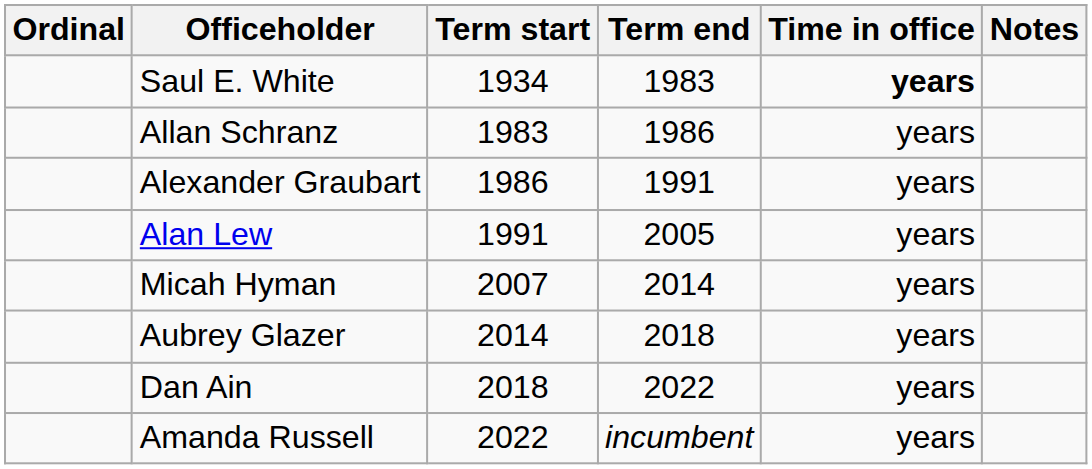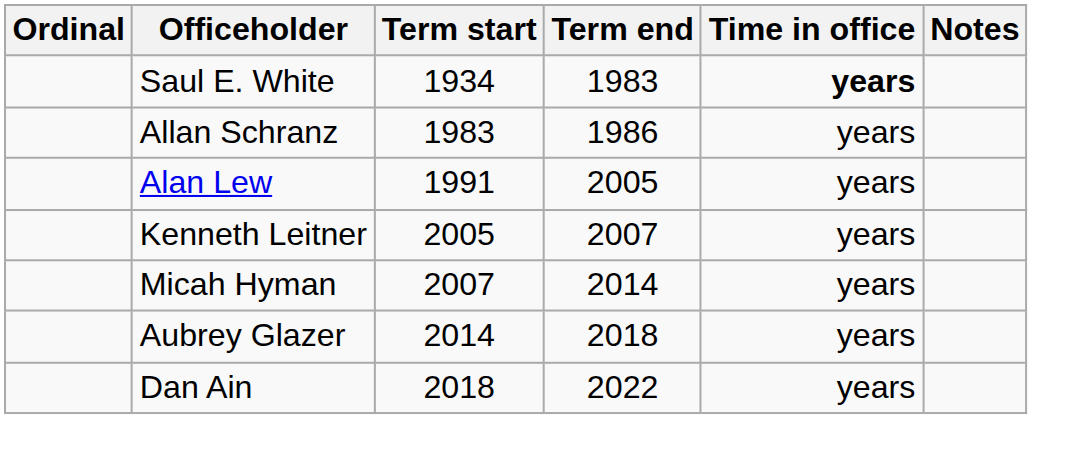- row: (280, 183)
+ row: (253, 234)
- row: (257, 438)
